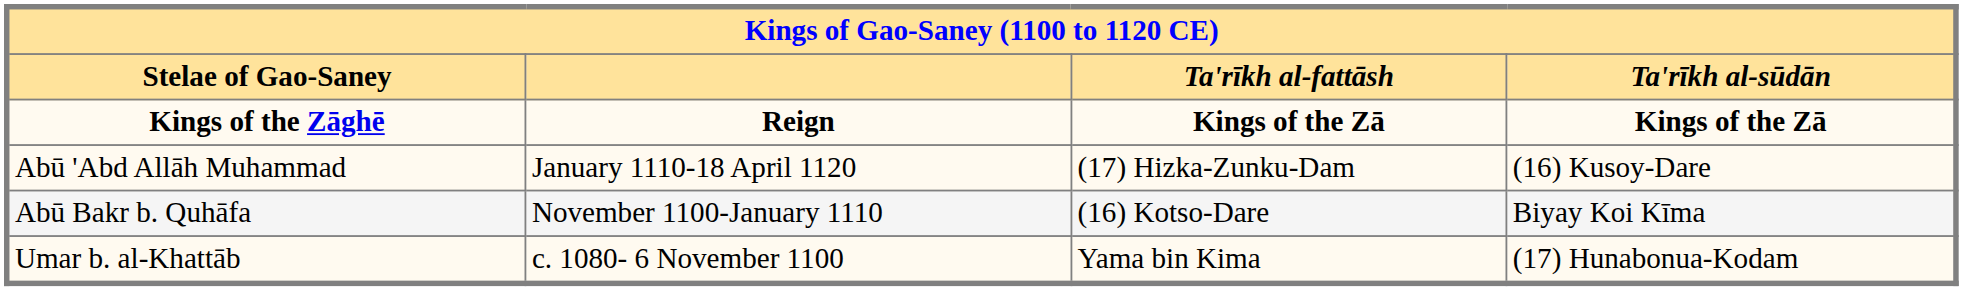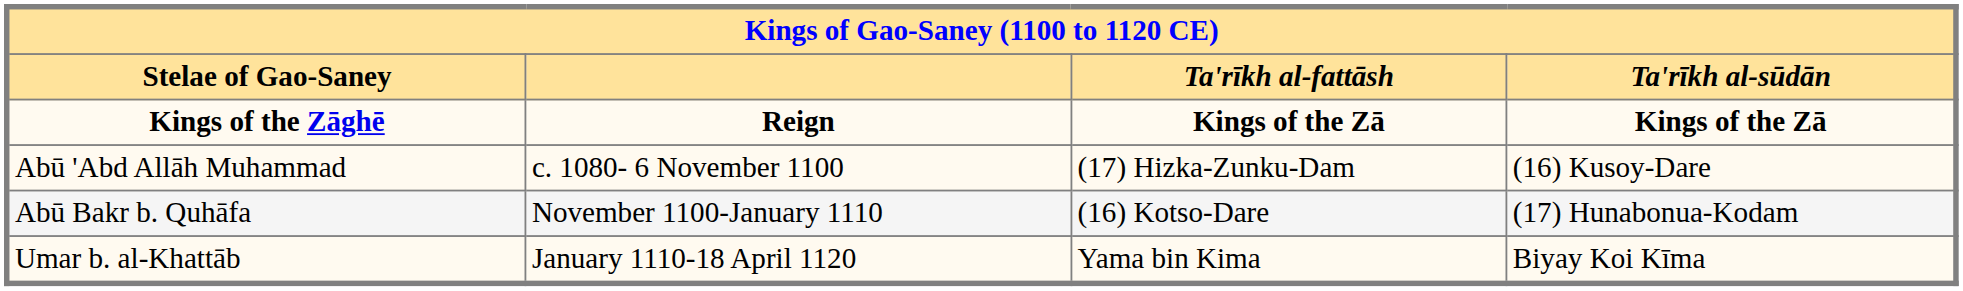(694, 167) January 1110-18 April 1120 -> (688, 167) c. 1080- 6 November 1100
(1609, 212) Biyay Koi Kīma -> (1656, 212) (17) Hunabonua-Kodam
(688, 258) c. 1080- 6 November 1100 -> (694, 258) January 1110-18 April 1120
(1656, 258) (17) Hunabonua-Kodam -> (1609, 258) Biyay Koi Kīma
